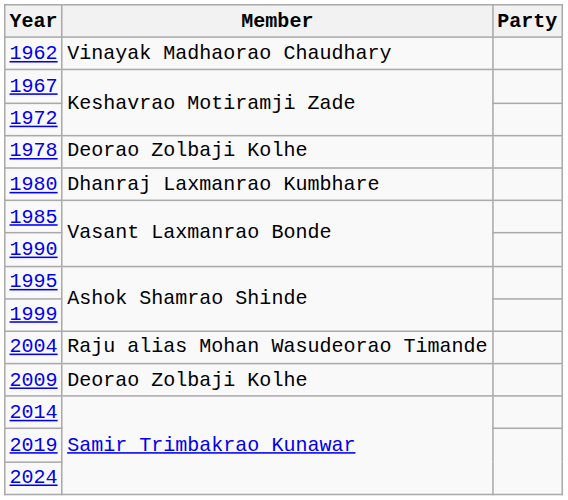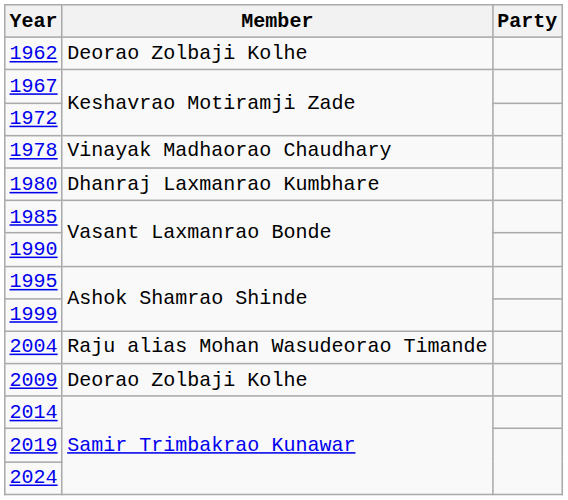(229, 54) Vinayak Madhaorao Chaudhary -> (187, 54) Deorao Zolbaji Kolhe
(187, 152) Deorao Zolbaji Kolhe -> (229, 152) Vinayak Madhaorao Chaudhary
